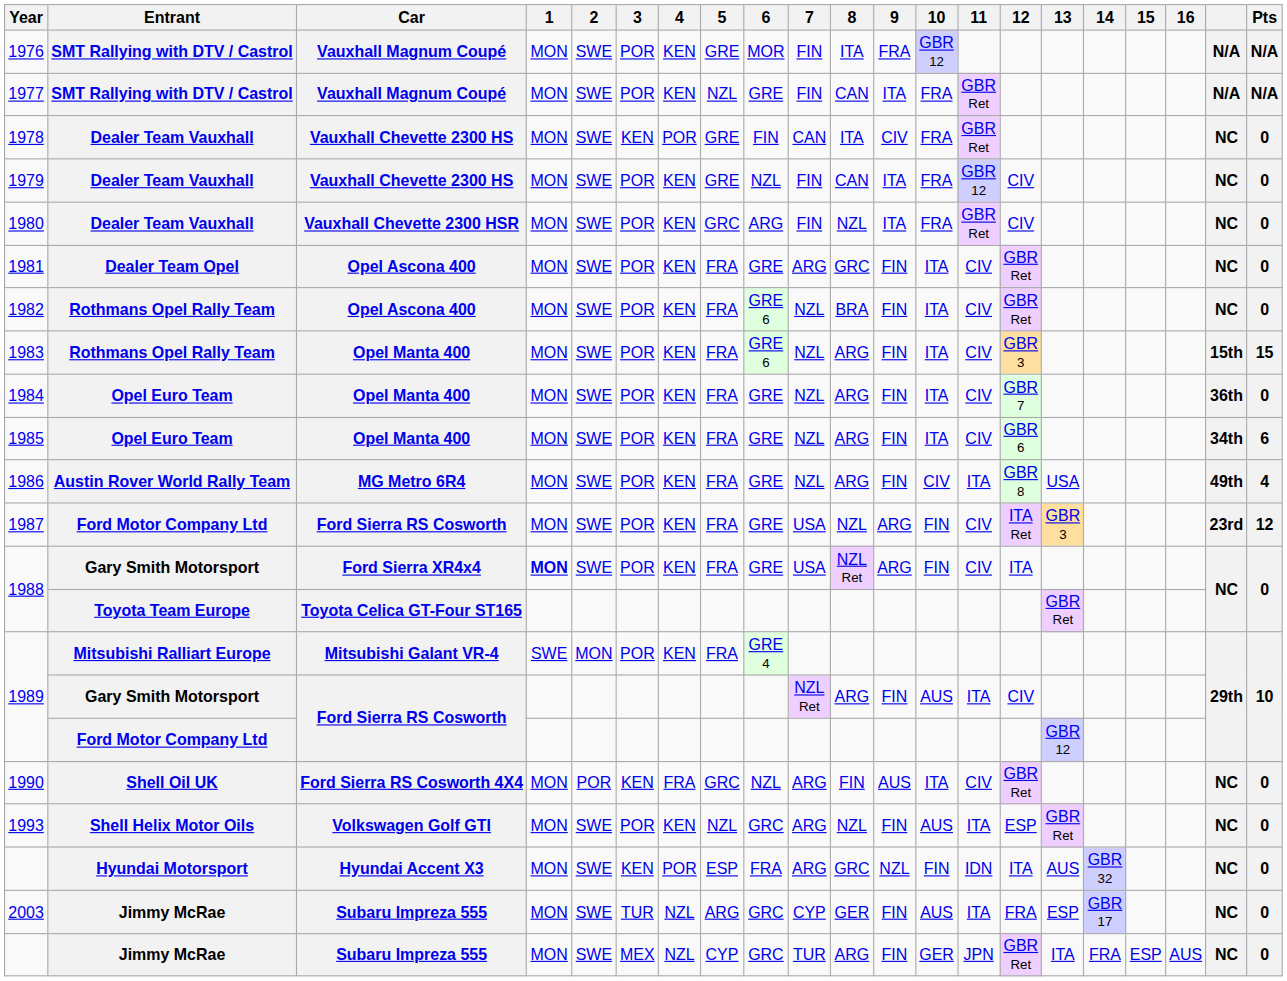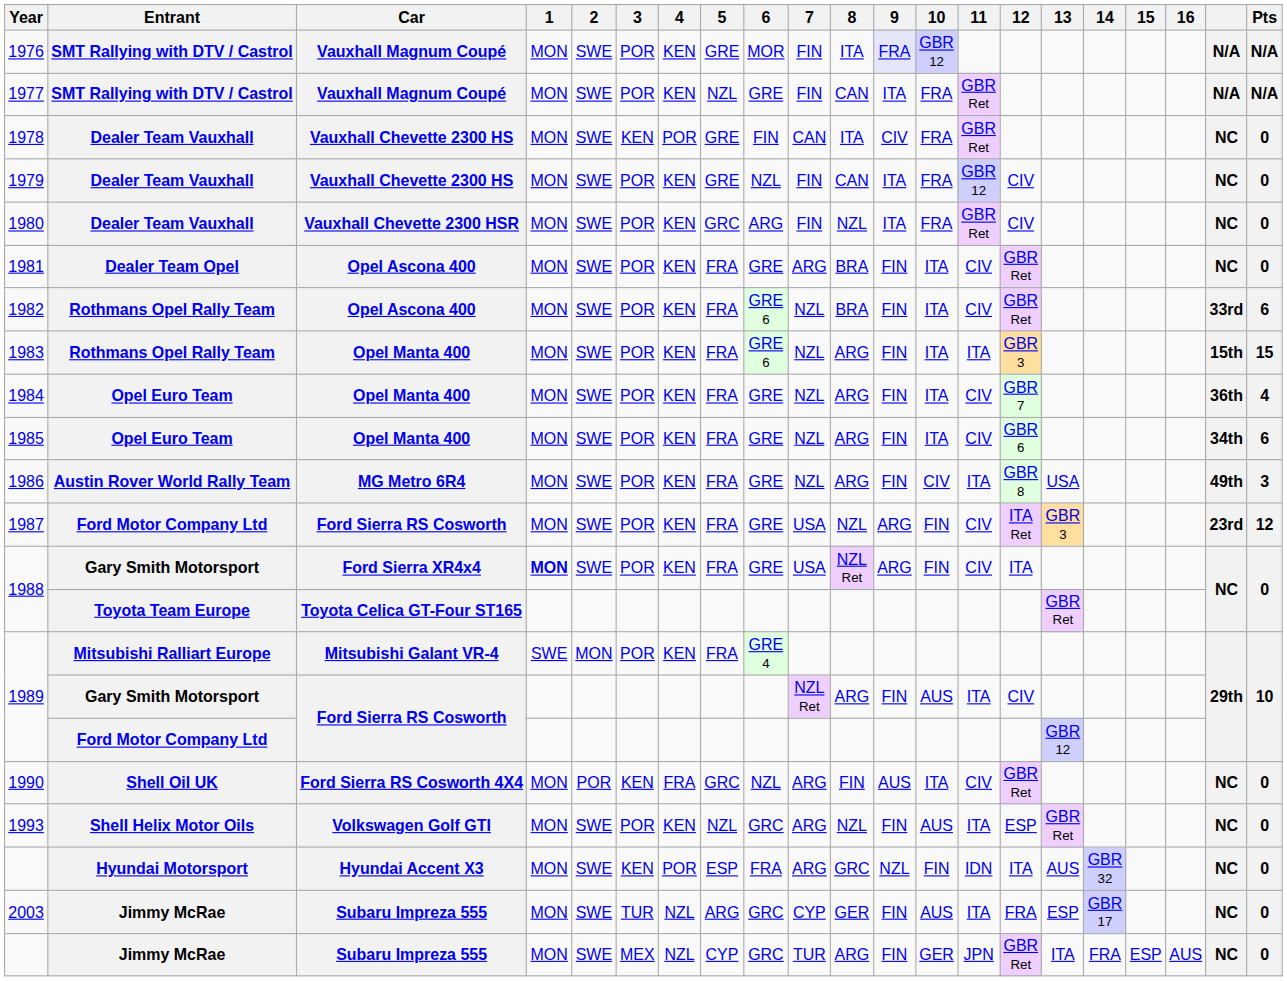(894, 52) no background -> (894, 52) lavender background
(852, 267) GRC -> (852, 267) BRA
(1226, 310) NC -> (1226, 310) 33rd
(1265, 310) 0 -> (1265, 310) 6
(979, 353) CIV -> (979, 353) ITA
(1265, 396) 0 -> (1265, 396) 4
(1265, 482) 4 -> (1265, 482) 3
